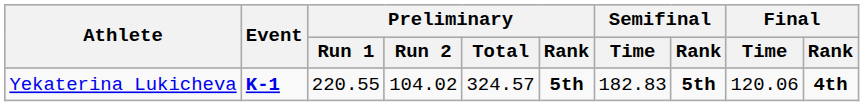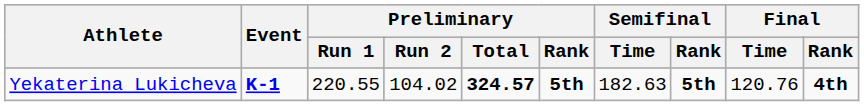(501, 84) normal -> (501, 84) bold
(633, 84) 182.83 -> (633, 84) 182.63
(765, 84) 120.06 -> (765, 84) 120.76
